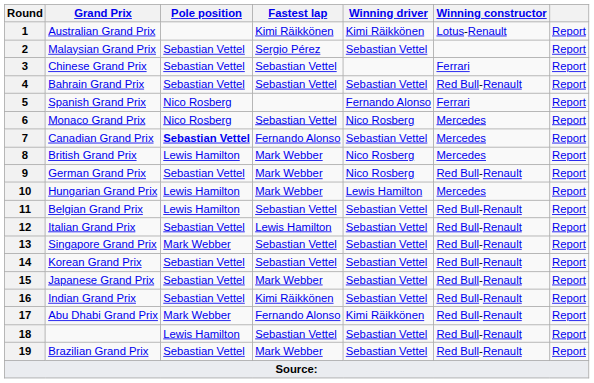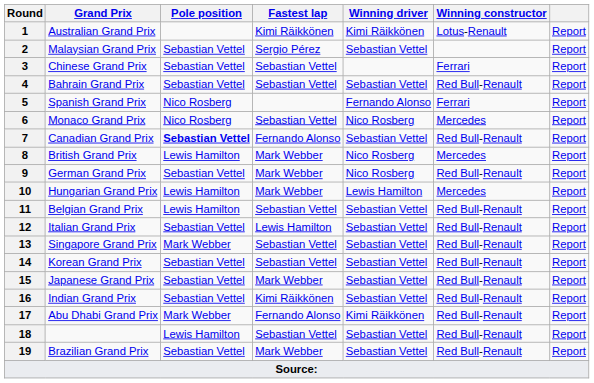(461, 137) Mercedes -> (479, 137) Red Bull-Renault
